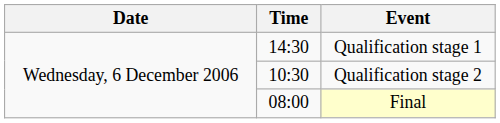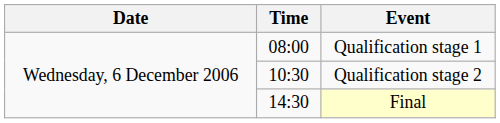(289, 46) 14:30 -> (289, 46) 08:00
(289, 103) 08:00 -> (289, 103) 14:30
